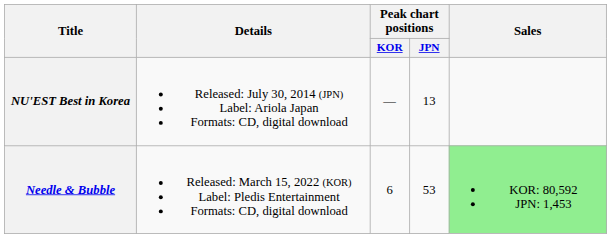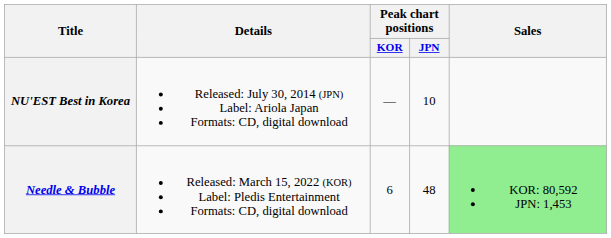(429, 101) 13 -> (429, 101) 10
(429, 189) 53 -> (429, 189) 48
